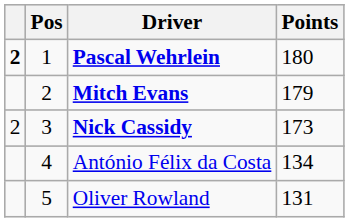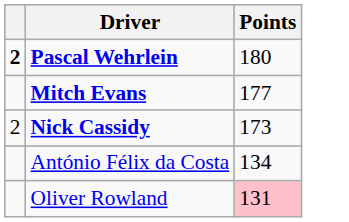- column: (47, 21)
(297, 92) 179 -> (255, 92) 177
(297, 197) no background -> (255, 197) pink background
